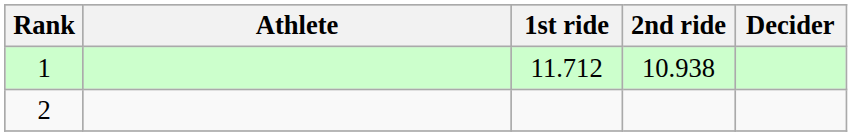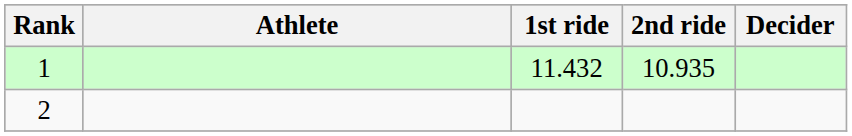(567, 67) 11.712 -> (567, 67) 11.432
(678, 67) 10.938 -> (678, 67) 10.935
